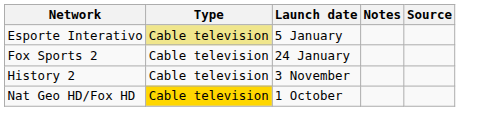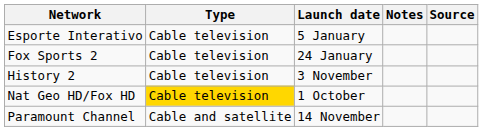(209, 35) khaki background -> (209, 35) no background
+ row: (71, 116)
